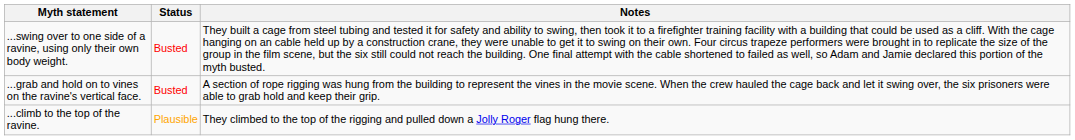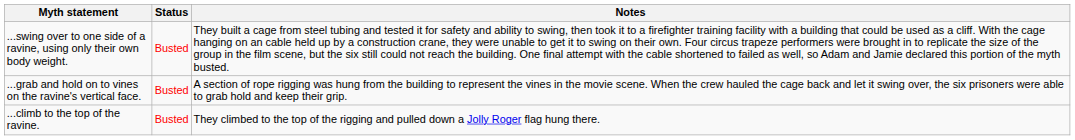(176, 119) Plausible -> (172, 119) Busted
